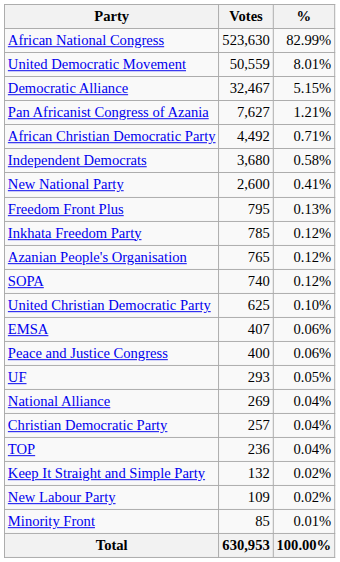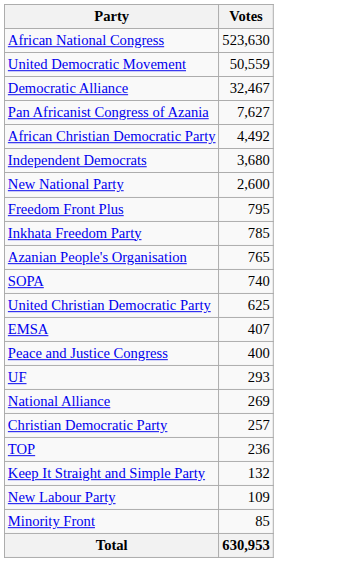- column: (304, 16)
